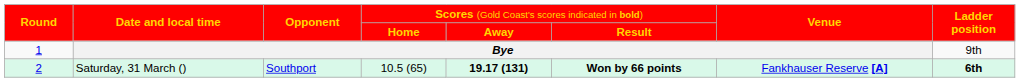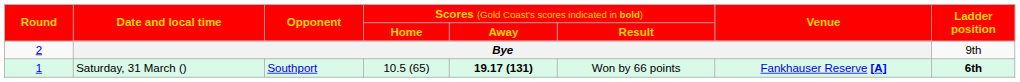(39, 50) 1 -> (39, 50) 2
(39, 68) 2 -> (39, 68) 1
(634, 68) bold -> (636, 68) normal
